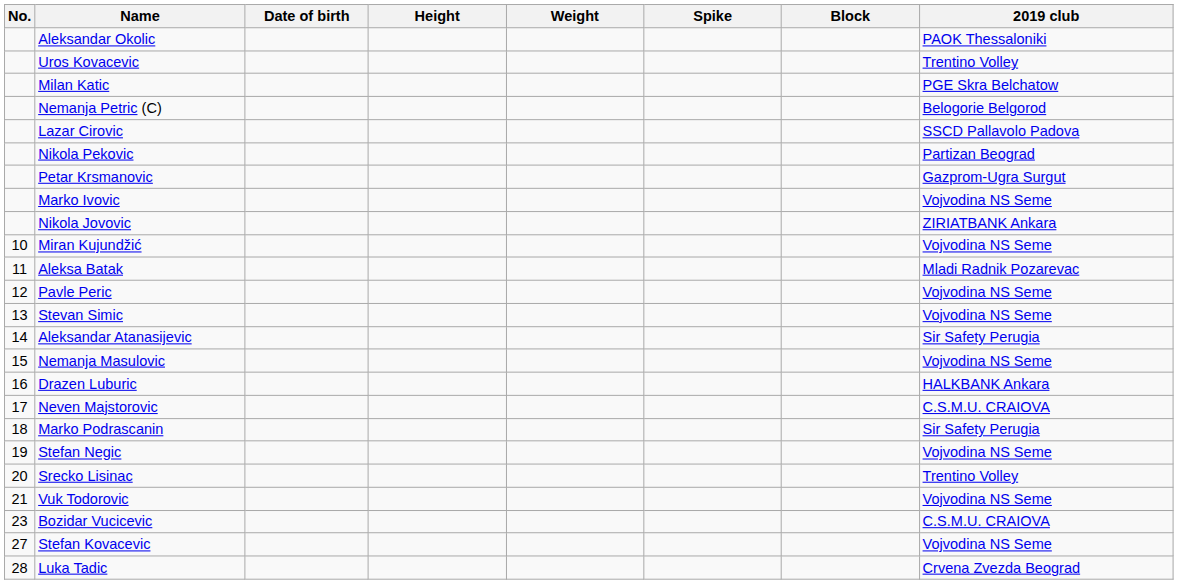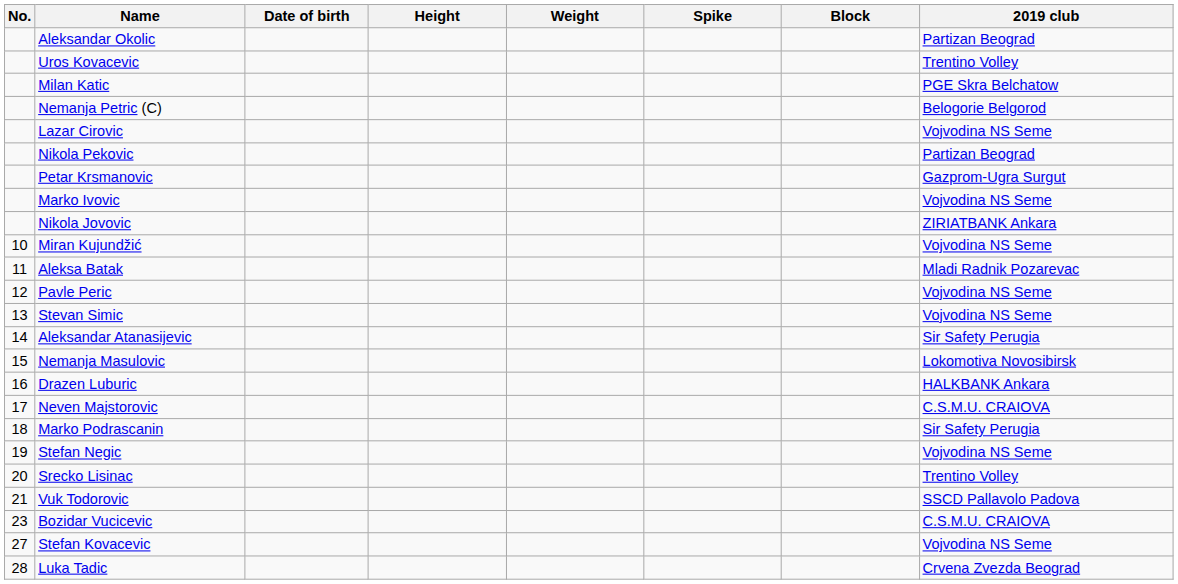(985, 39) PAOK Thessaloniki -> (979, 39) Partizan Beograd
(1001, 131) SSCD Pallavolo Padova -> (987, 131) Vojvodina NS Seme
(987, 361) Vojvodina NS Seme -> (999, 361) Lokomotiva Novosibirsk
(987, 499) Vojvodina NS Seme -> (1001, 499) SSCD Pallavolo Padova
